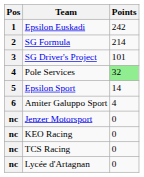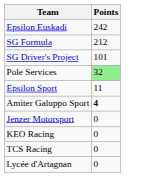- column: (13, 11)
(119, 42) 214 -> (101, 42) 212
(116, 88) 14 -> (98, 88) 11
(114, 103) normal -> (96, 103) bold
